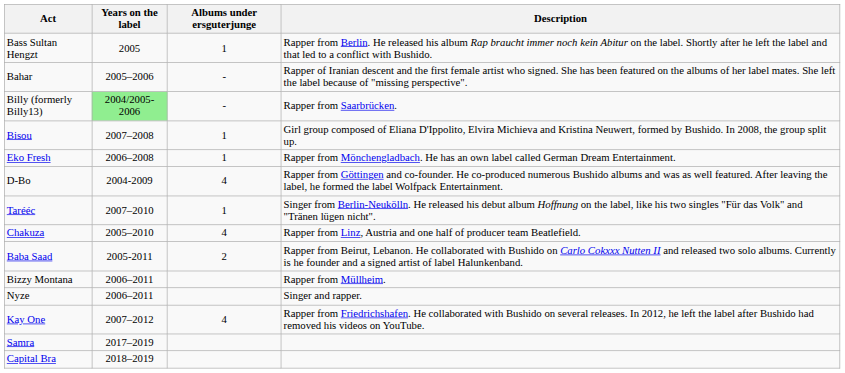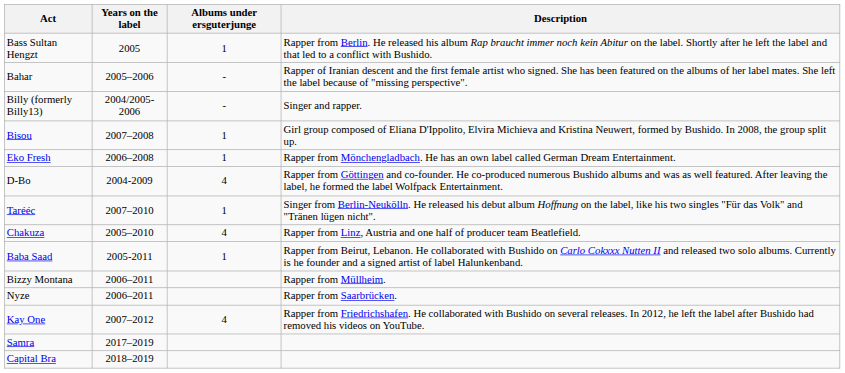(129, 106) lightgreen background -> (129, 106) no background
(340, 106) Rapper from Saarbrücken. -> (323, 106) Singer and rapper.
(224, 256) 2 -> (224, 256) 1
(323, 296) Singer and rapper. -> (340, 296) Rapper from Saarbrücken.
